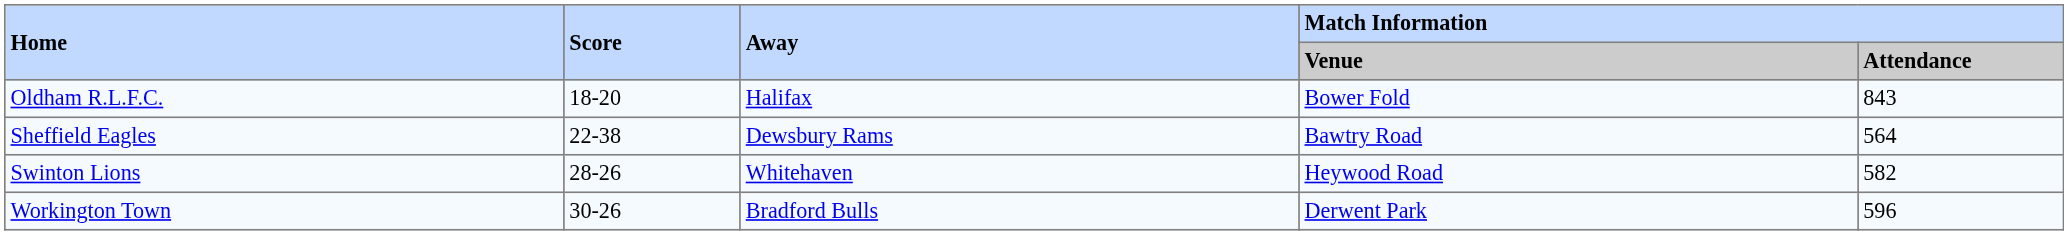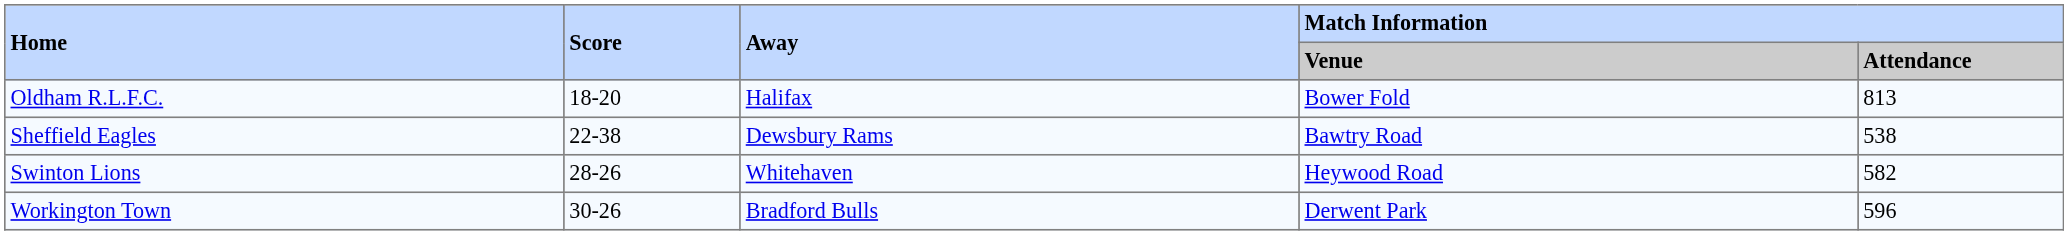(1880, 98) 843 -> (1880, 98) 813
(1880, 135) 564 -> (1880, 135) 538
